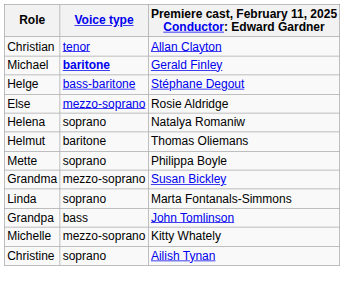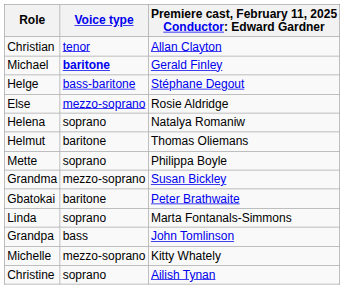+ row: (31, 198)
